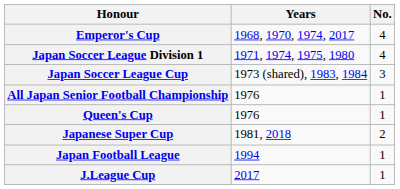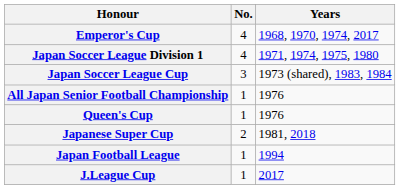columns swapped: (382, 14) <-> (301, 14)
